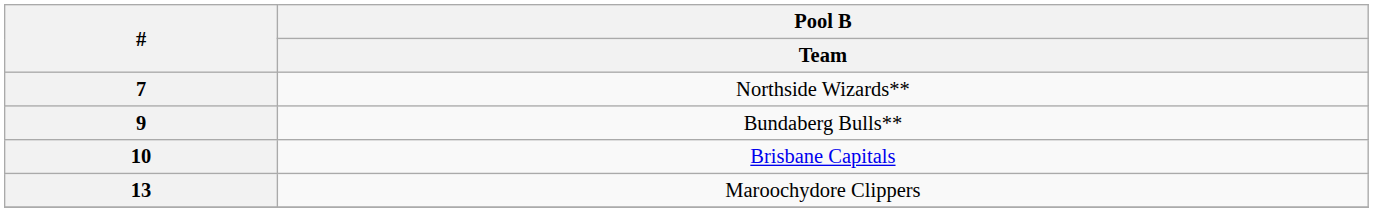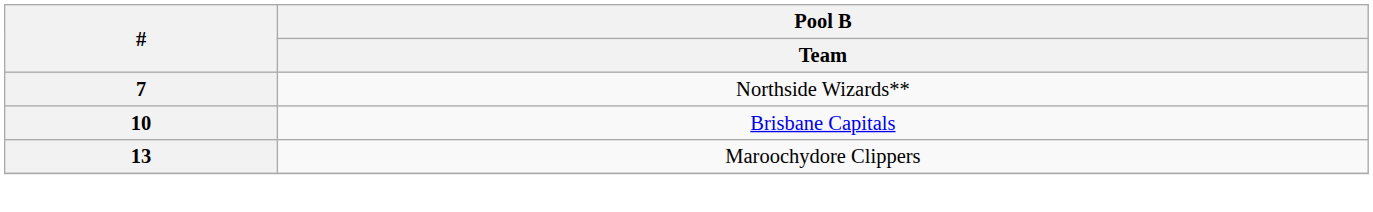- row: (141, 123)
